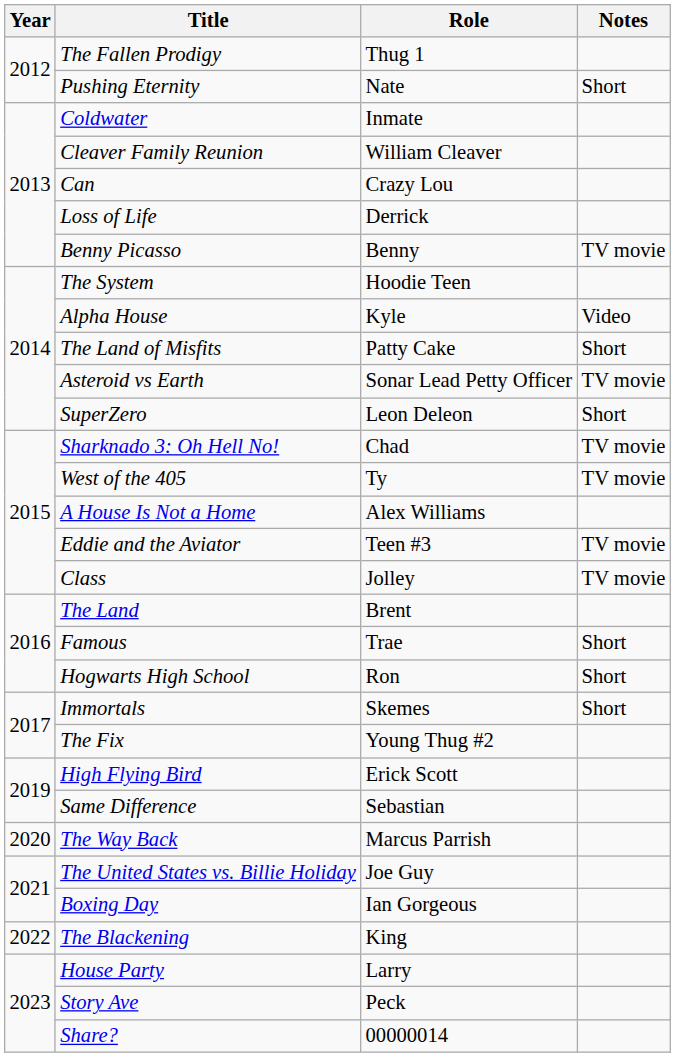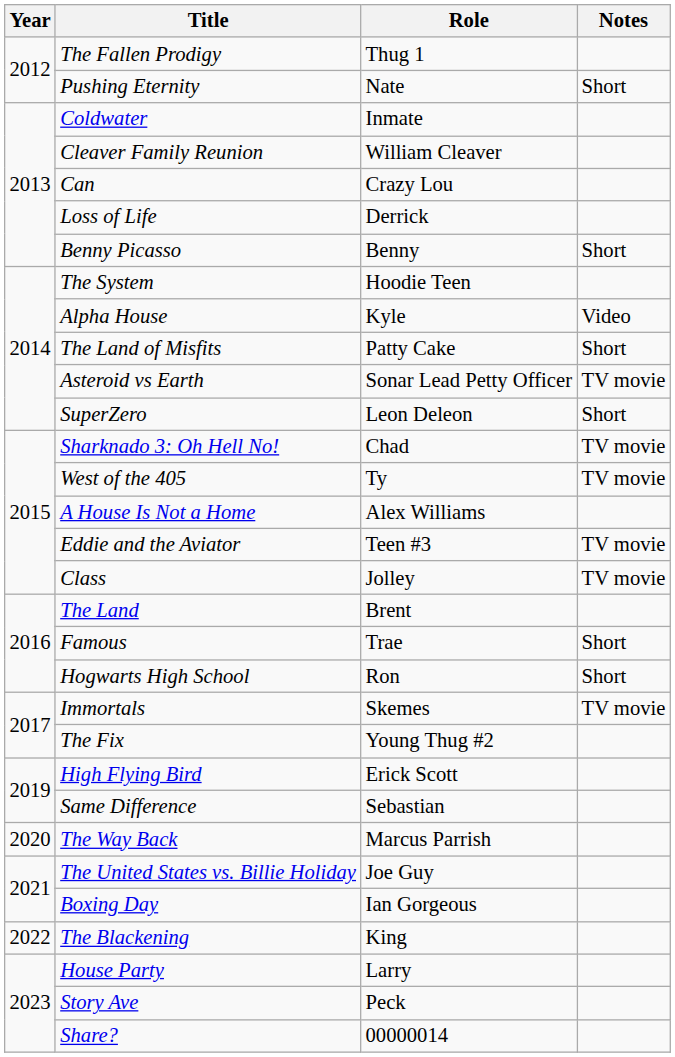(623, 250) TV movie -> (604, 250) Short
(604, 708) Short -> (623, 708) TV movie
